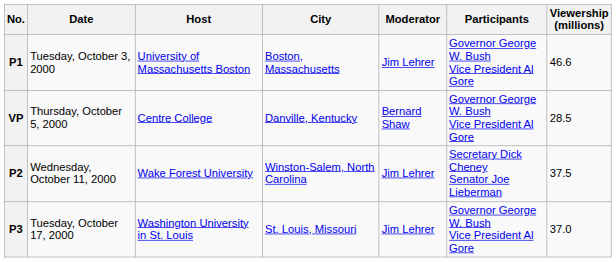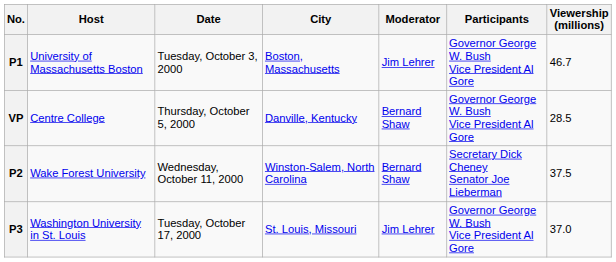columns swapped: (81, 19) <-> (199, 19)
(561, 62) 46.6 -> (561, 62) 46.7
(408, 173) Jim Lehrer -> (402, 173) Bernard Shaw
